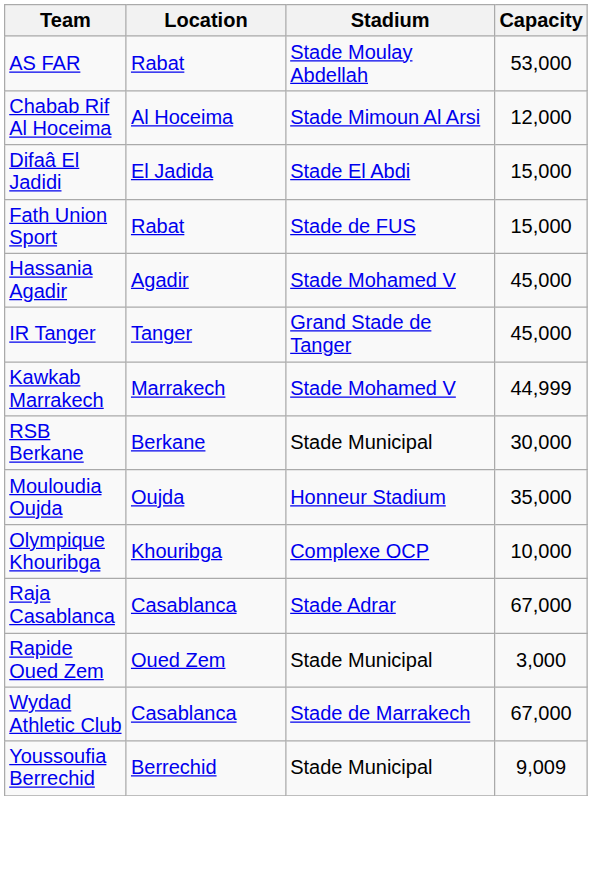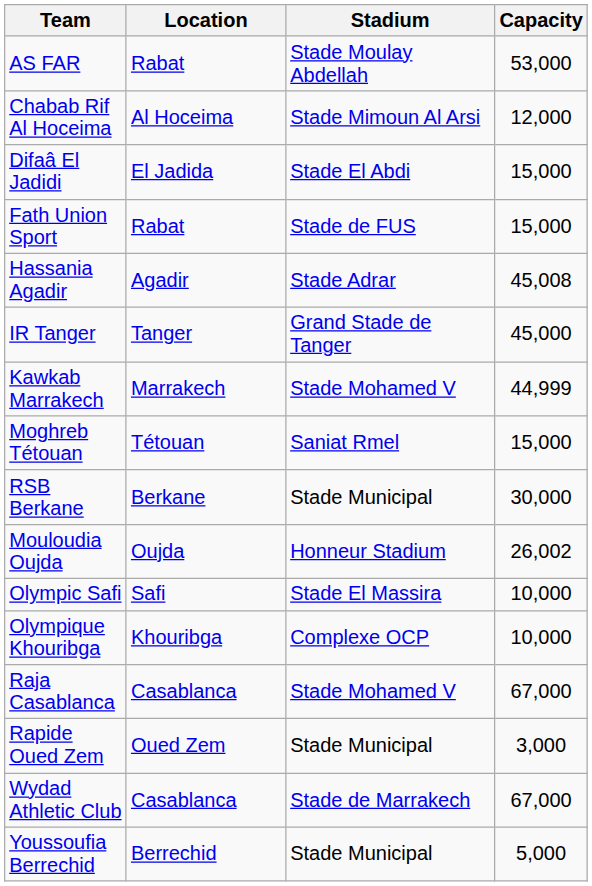(373, 280) Stade Mohamed V -> (343, 280) Stade Adrar
(541, 280) 45,000 -> (541, 280) 45,008
+ row: (49, 442)
(541, 497) 35,000 -> (541, 551) 26,002
+ row: (65, 594)
(343, 605) Stade Adrar -> (373, 691) Stade Mohamed V
(541, 768) 9,009 -> (541, 854) 5,000
